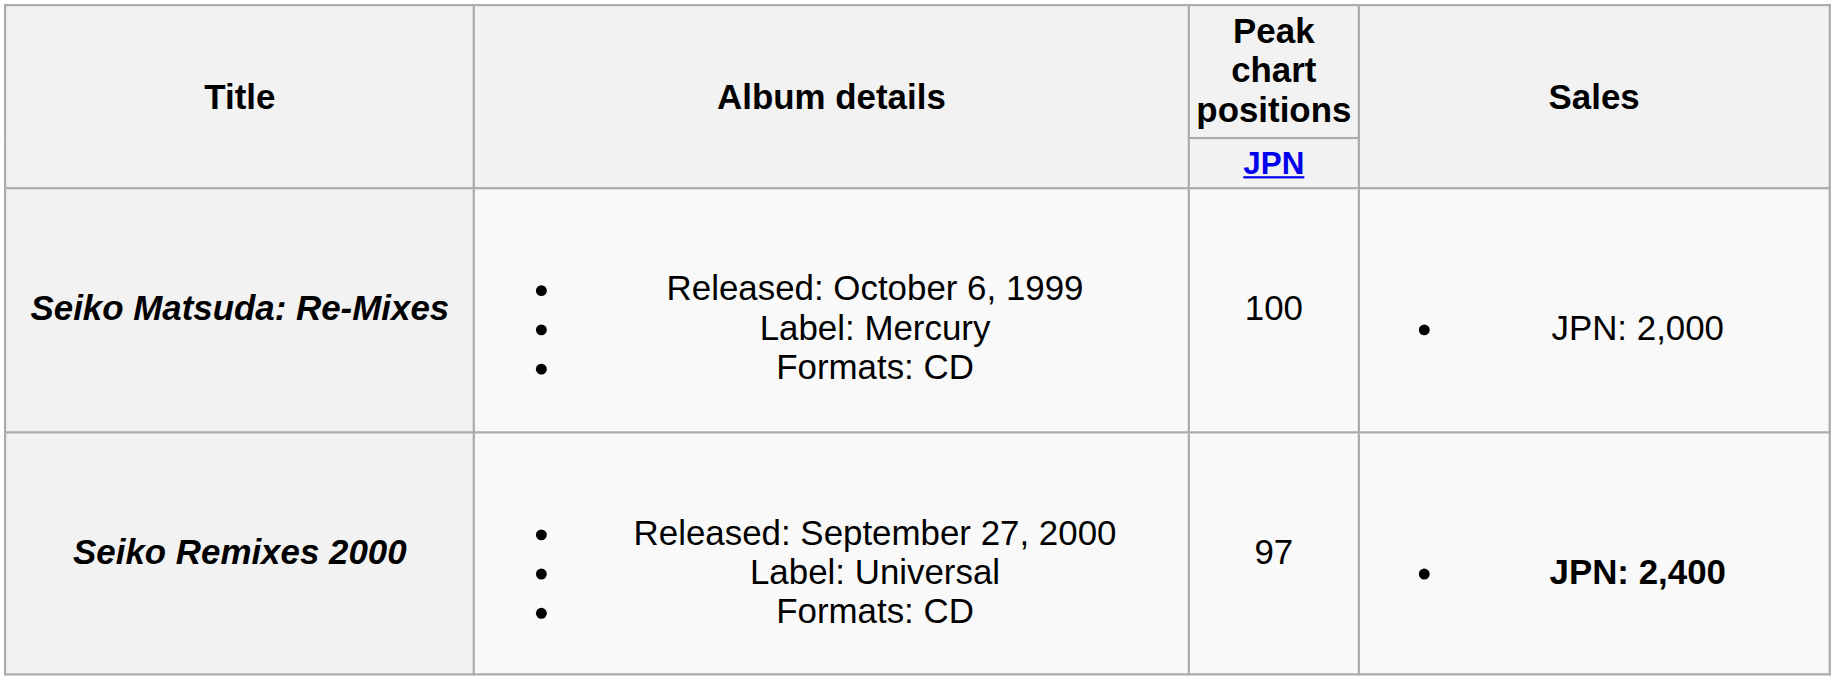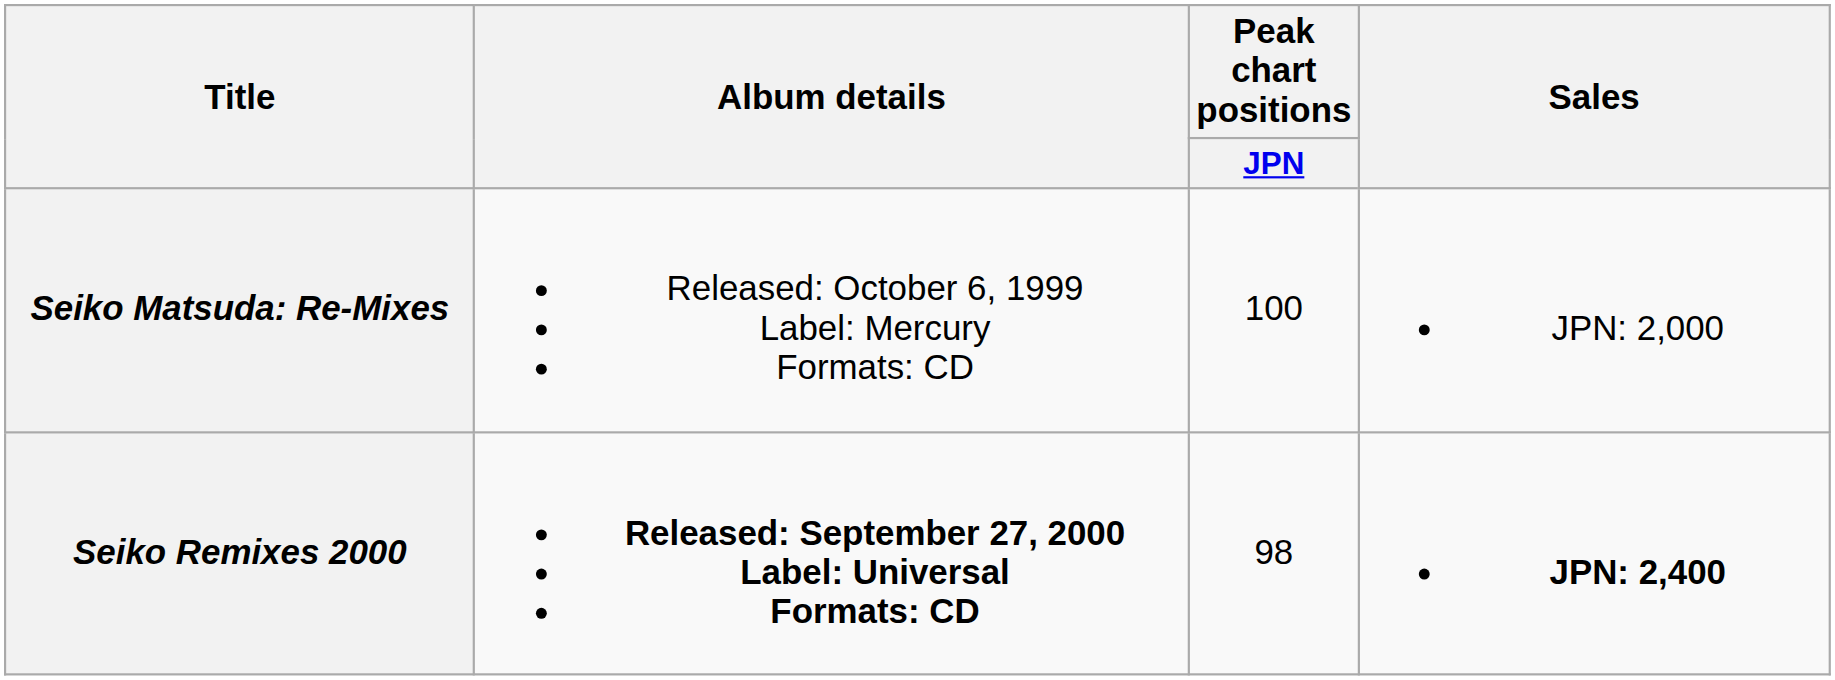(831, 572) normal -> (831, 572) bold
(1274, 552) 97 -> (1274, 552) 98
